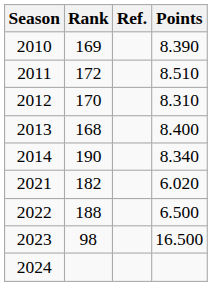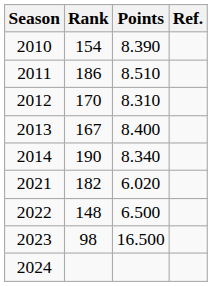columns swapped: (179, 18) <-> (132, 18)
(88, 45) 169 -> (88, 45) 154
(88, 73) 172 -> (88, 73) 186
(88, 128) 168 -> (88, 128) 167
(88, 211) 188 -> (88, 211) 148
